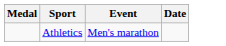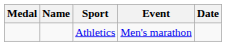+ column: (56, 14)
